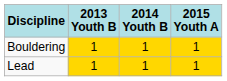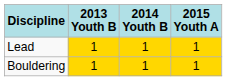rows swapped: (21, 66) <-> (36, 47)
